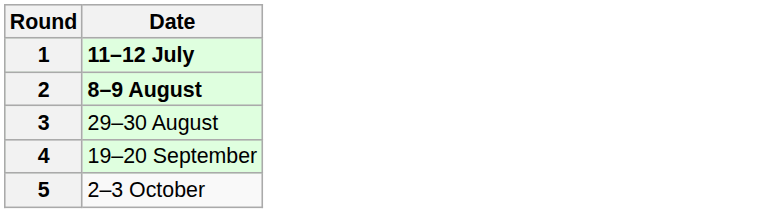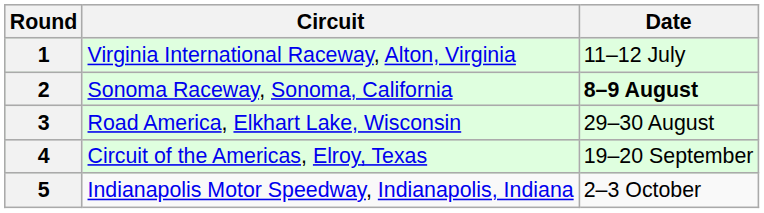+ column: (331, 21)
(141, 55) bold -> (635, 55) normal
